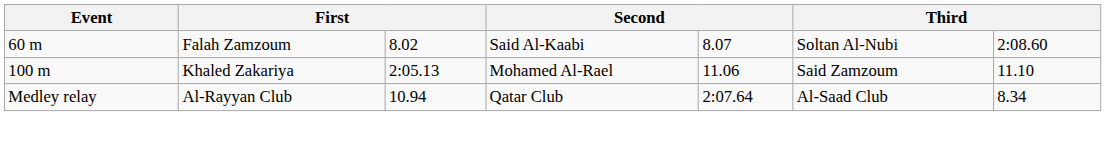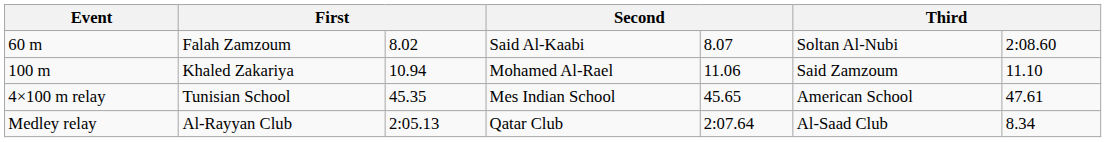(414, 70) 2:05.13 -> (408, 70) 10.94
+ row: (57, 96)
(408, 96) 10.94 -> (414, 123) 2:05.13
